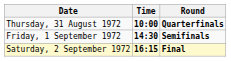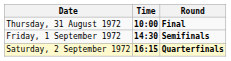(193, 24) Quarterfinals -> (174, 24) Final
(174, 50) Final -> (193, 50) Quarterfinals
